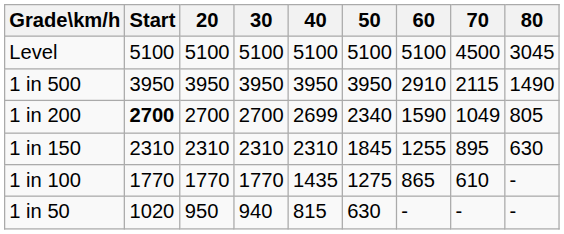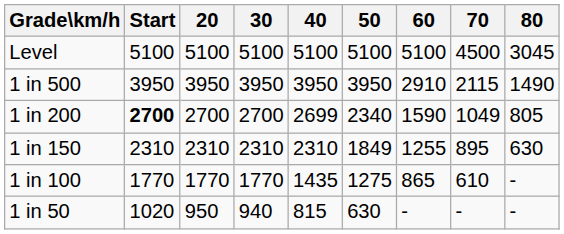(370, 148) 1845 -> (370, 148) 1849
